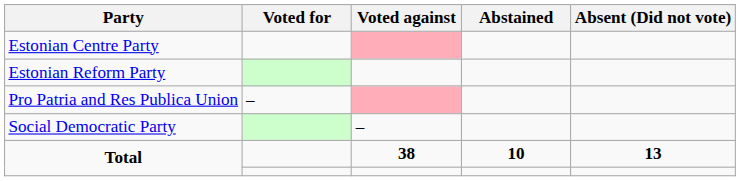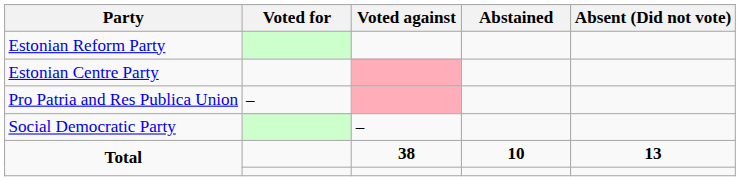rows swapped: (87, 72) <-> (84, 45)
